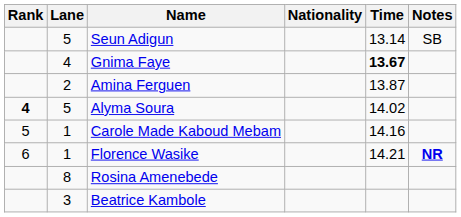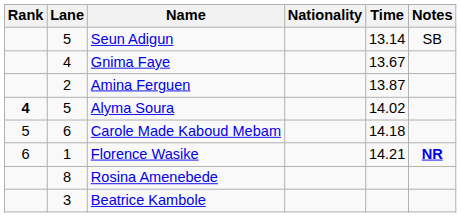(387, 62) bold -> (387, 62) normal
(67, 131) 1 -> (67, 131) 6
(387, 131) 14.16 -> (387, 131) 14.18
